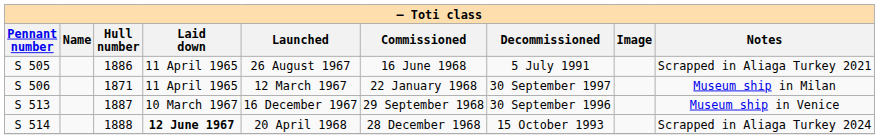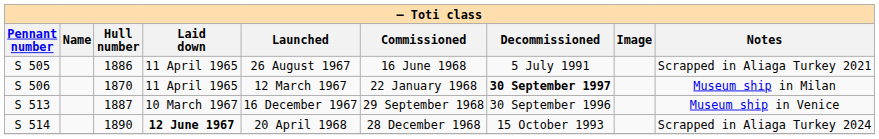(118, 86) 1871 -> (118, 86) 1870
(550, 86) normal -> (550, 86) bold
(118, 124) 1888 -> (118, 124) 1890
